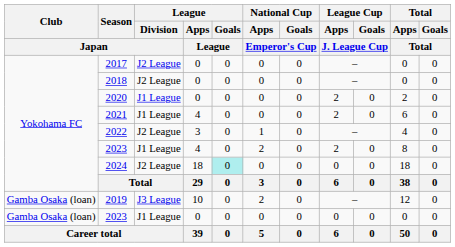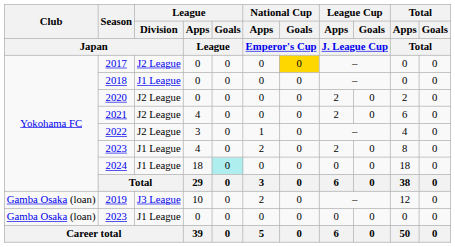(299, 64) no background -> (299, 64) gold background
(159, 81) J2 League -> (159, 81) J1 League
(159, 98) J1 League -> (159, 98) J2 League
(159, 115) J1 League -> (159, 115) J2 League
(159, 166) J2 League -> (159, 166) J1 League
